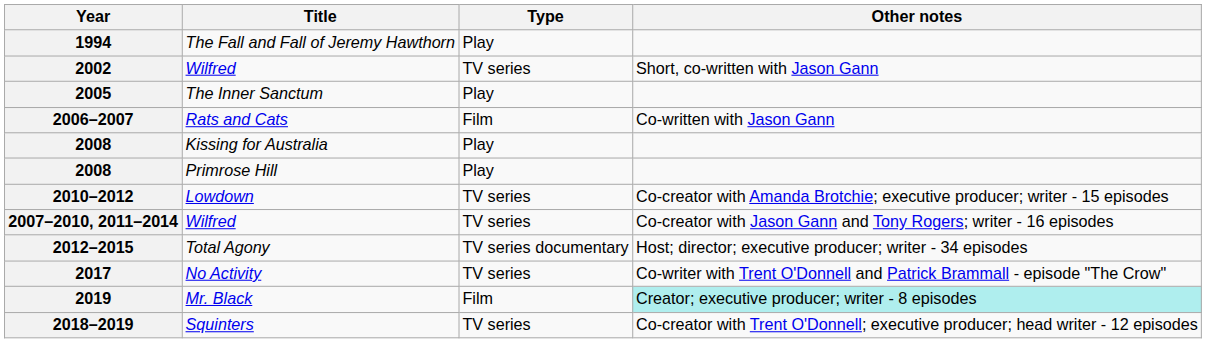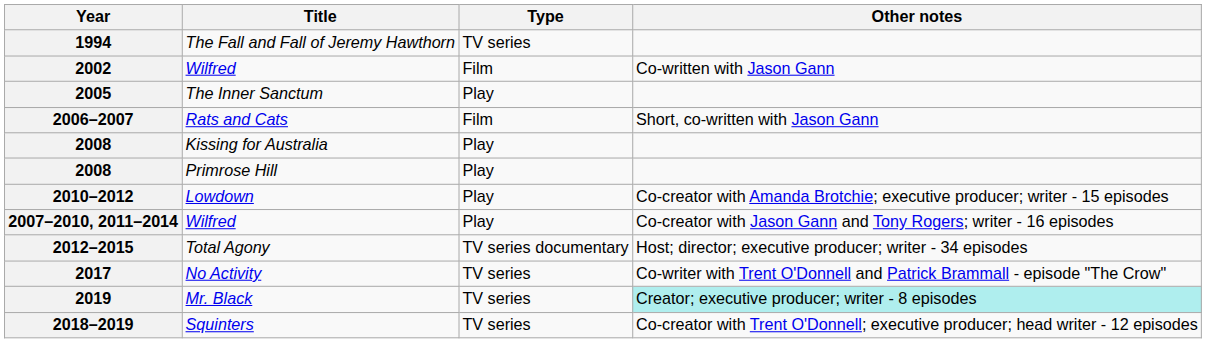(478, 42) Play -> (497, 42) TV series
(497, 68) TV series -> (478, 68) Film
(757, 68) Short, co-written with Jason Gann -> (735, 68) Co-written with Jason Gann
(735, 119) Co-written with Jason Gann -> (757, 119) Short, co-written with Jason Gann
(497, 196) TV series -> (478, 196) Play
(497, 222) TV series -> (478, 222) Play
(478, 299) Film -> (497, 299) TV series
